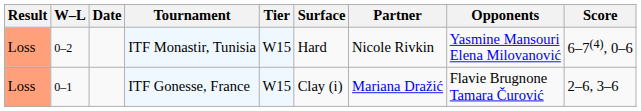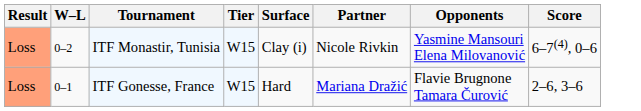- column: (107, 16)
(312, 47) Hard -> (284, 47) Clay (i)
(320, 86) Clay (i) -> (276, 86) Hard
